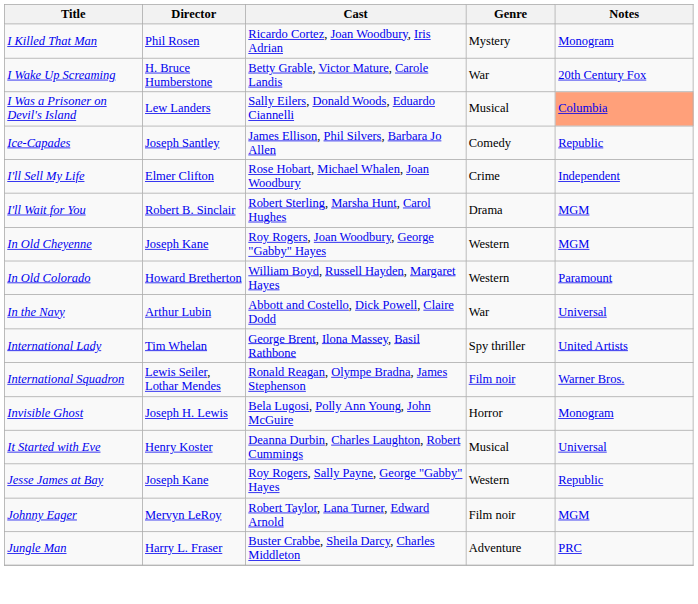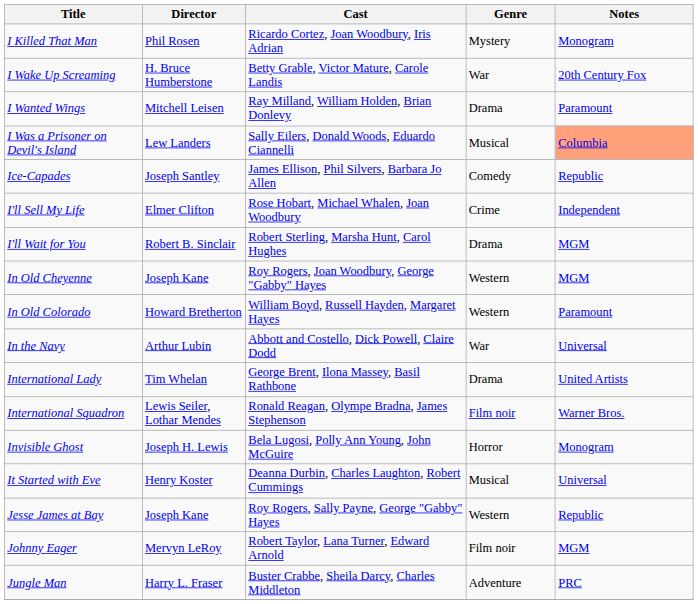+ row: (46, 108)
(497, 345) Spy thriller -> (486, 379) Drama
